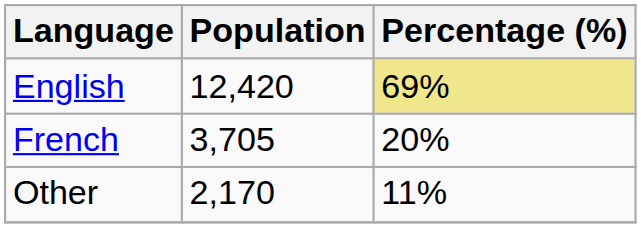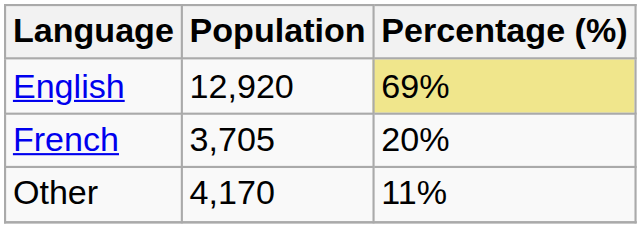(242, 85) 12,420 -> (242, 85) 12,920
(232, 193) 2,170 -> (232, 193) 4,170
